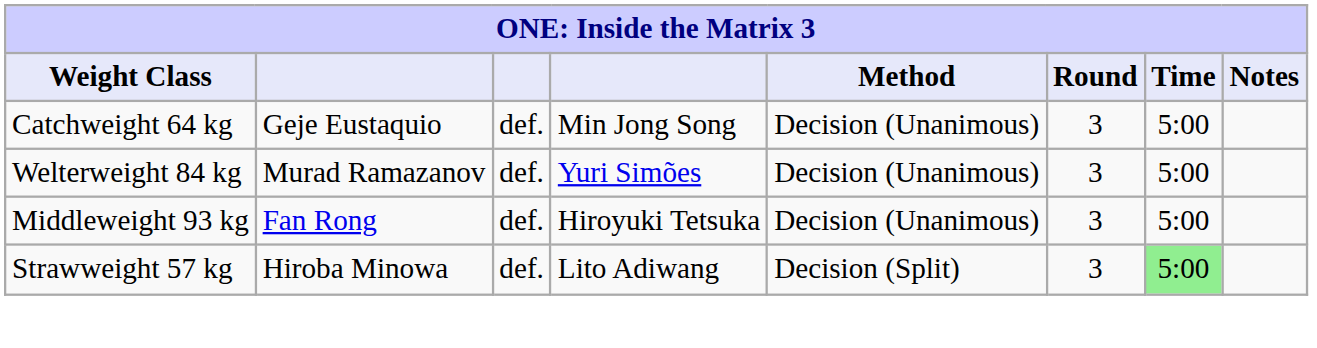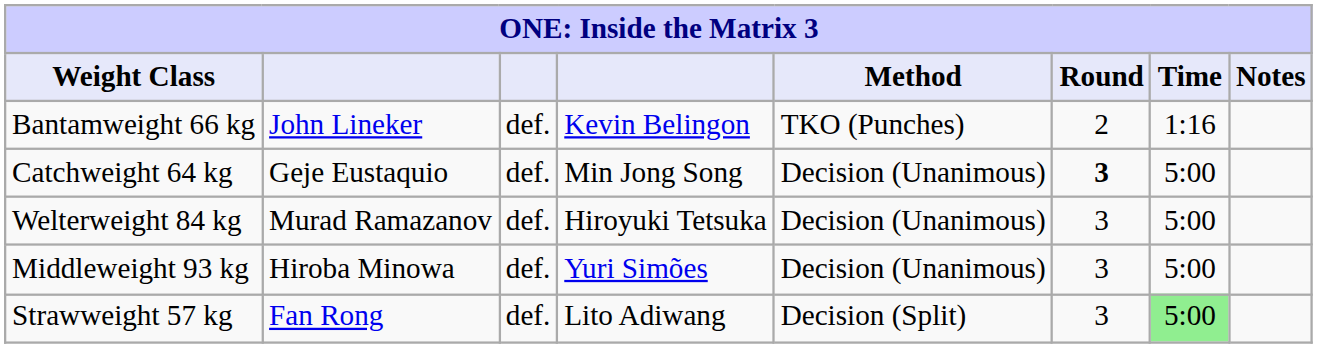+ row: (134, 124)
(1095, 124) normal -> (1102, 172) bold
(630, 172) Yuri Simões -> (666, 220) Hiroyuki Tetsuka
(320, 220) Fan Rong -> (362, 268) Hiroba Minowa
(659, 220) Hiroyuki Tetsuka -> (636, 268) Yuri Simões
(355, 268) Hiroba Minowa -> (326, 316) Fan Rong
